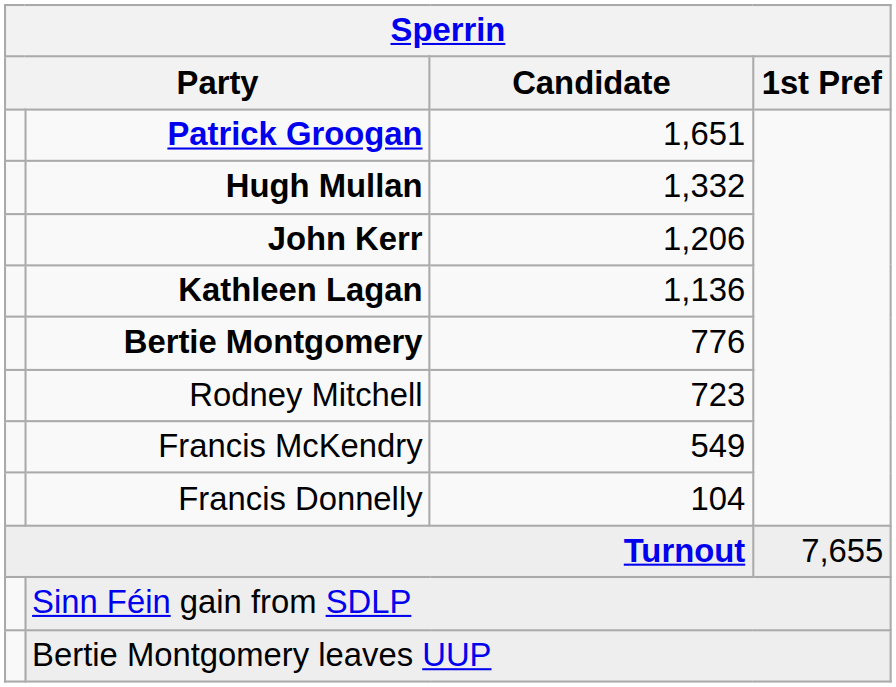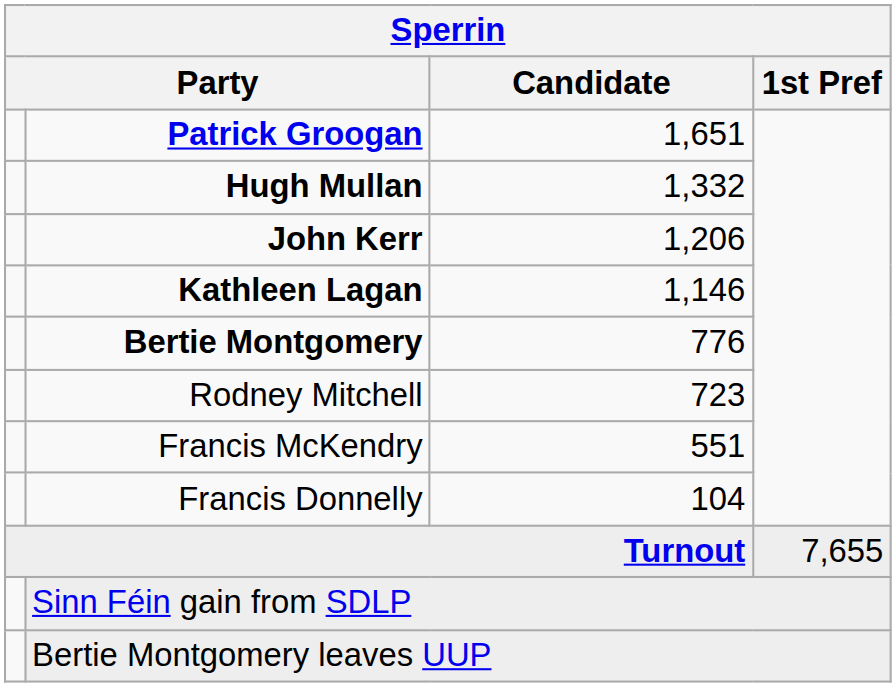(704, 290) 1,136 -> (704, 290) 1,146
(718, 446) 549 -> (718, 446) 551
